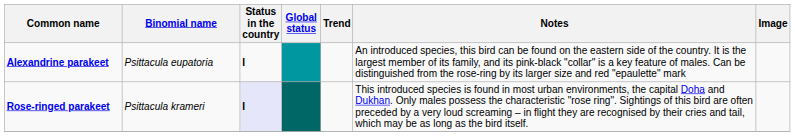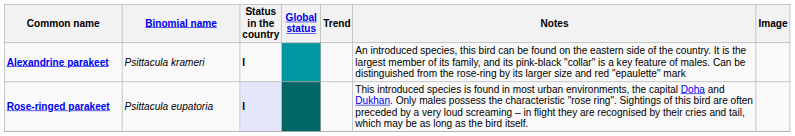(169, 62) Psittacula eupatoria -> (165, 62) Psittacula krameri
(165, 106) Psittacula krameri -> (169, 106) Psittacula eupatoria
